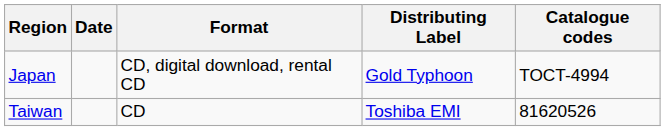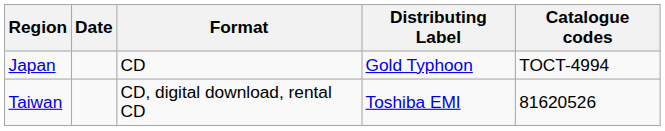(226, 74) CD, digital download, rental CD -> (133, 65) CD
(133, 111) CD -> (226, 102) CD, digital download, rental CD
